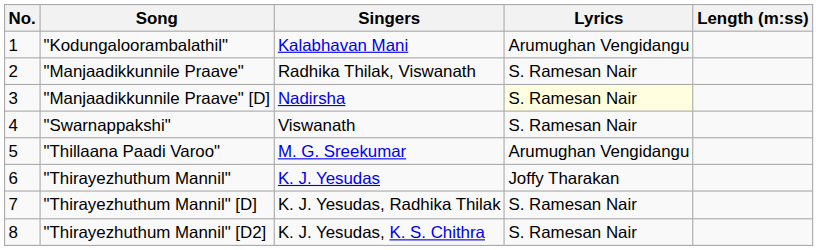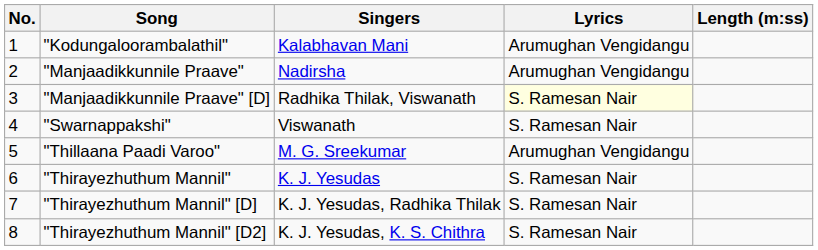(377, 72) Radhika Thilak, Viswanath -> (312, 72) Nadirsha
(573, 72) S. Ramesan Nair -> (599, 72) Arumughan Vengidangu
(312, 98) Nadirsha -> (377, 98) Radhika Thilak, Viswanath
(564, 178) Joffy Tharakan -> (573, 178) S. Ramesan Nair
